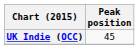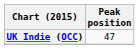(109, 37) 45 -> (109, 37) 47
